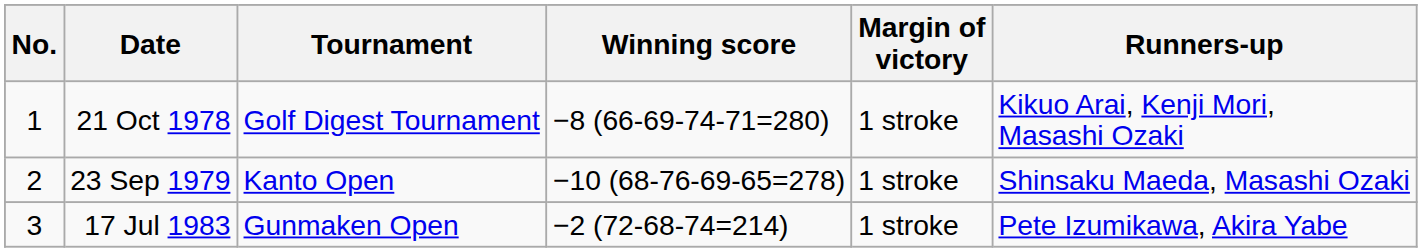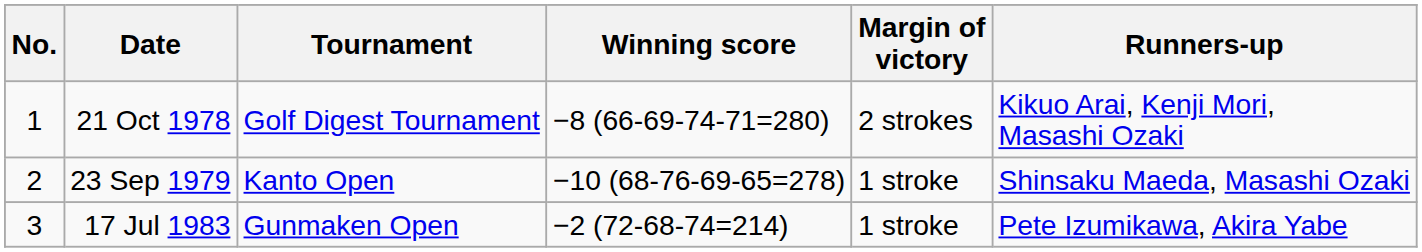(908, 120) 1 stroke -> (916, 120) 2 strokes
